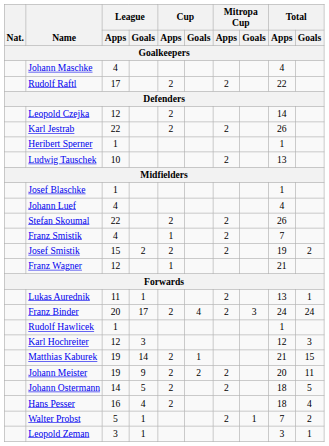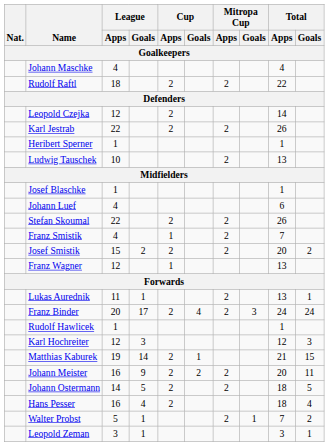(116, 83) 17 -> (116, 83) 18
(282, 205) 4 -> (282, 205) 6
(282, 251) 19 -> (282, 251) 20
(282, 266) 21 -> (282, 266) 13
(116, 373) 19 -> (116, 373) 16
